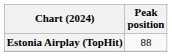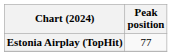(146, 42) 88 -> (146, 42) 77
